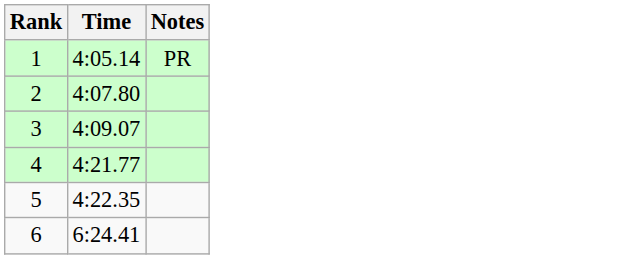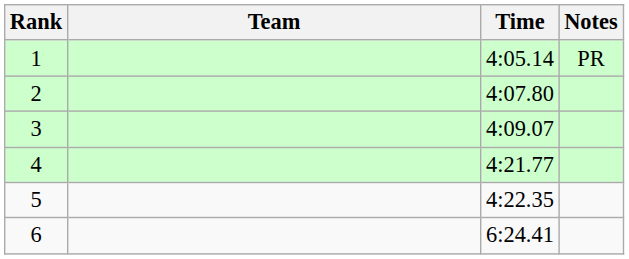+ column: (274, 22)
